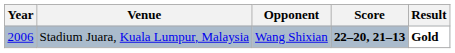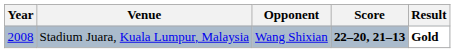(20, 36) 2006 -> (20, 36) 2008
